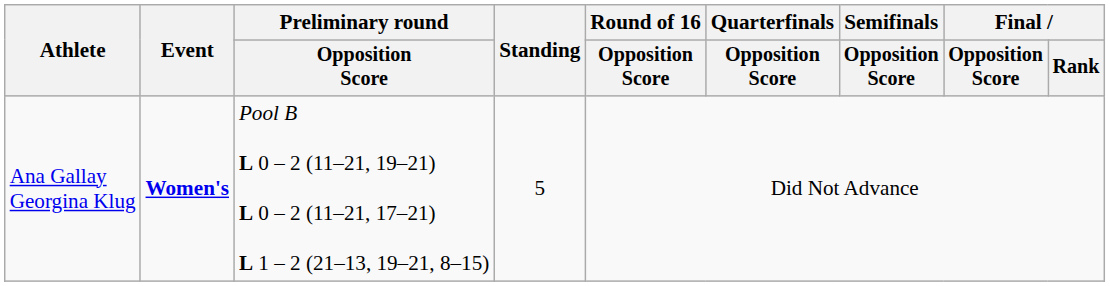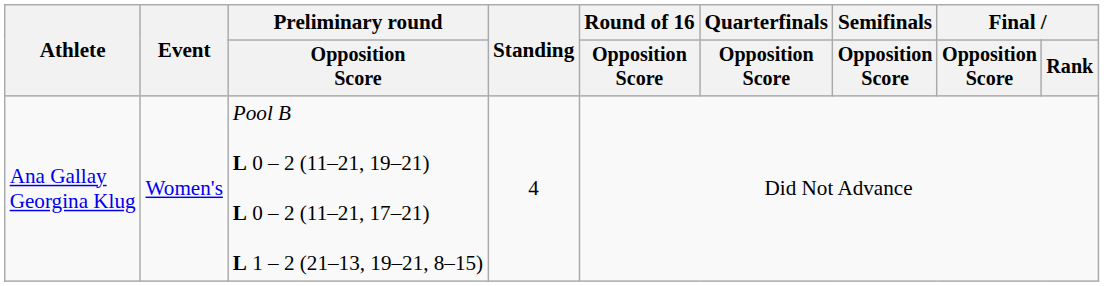(187, 188) bold -> (184, 188) normal
(540, 188) 5 -> (534, 188) 4
